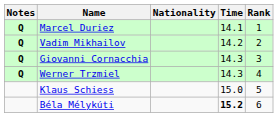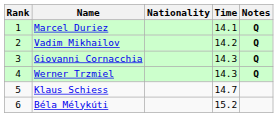columns swapped: (259, 12) <-> (21, 12)
(232, 89) 15.0 -> (226, 89) 14.7
(232, 105) bold -> (226, 105) normal
